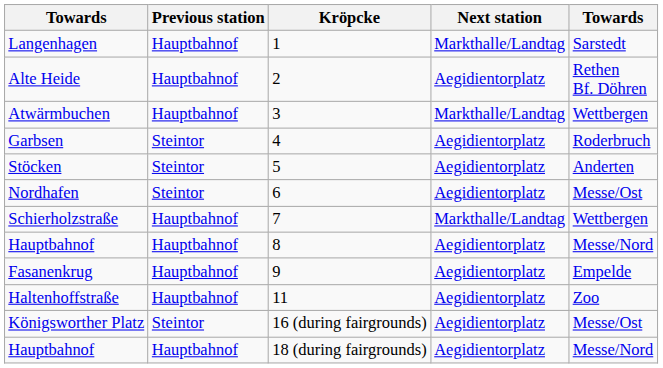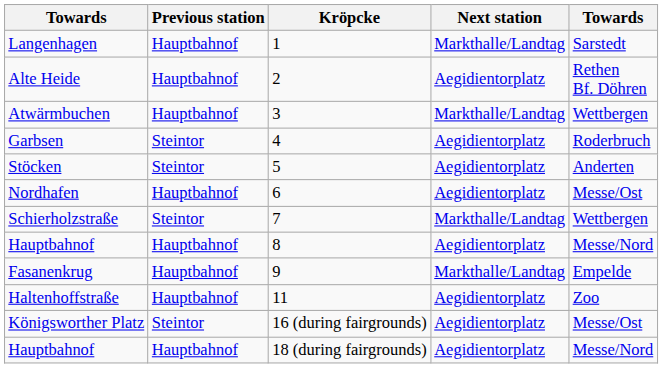(178, 192) Steintor -> (195, 192) Hauptbahnof
(195, 219) Hauptbahnof -> (178, 219) Steintor
(490, 271) Aegidientorplatz -> (500, 271) Markthalle/Landtag
